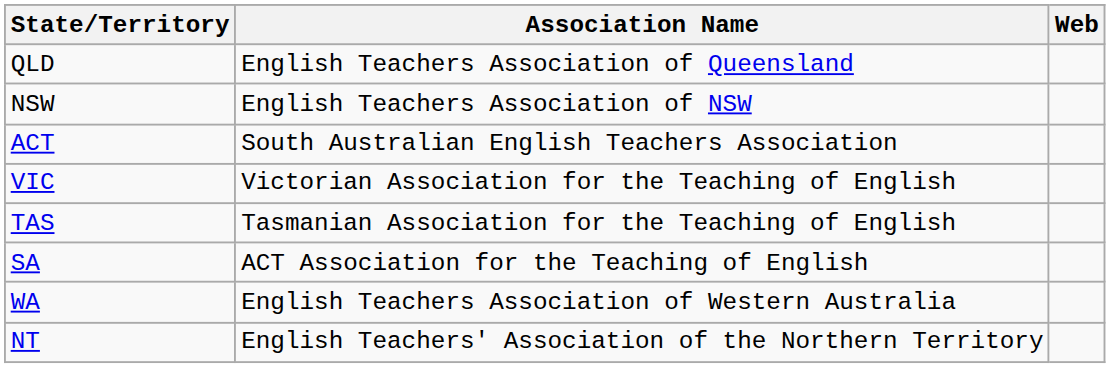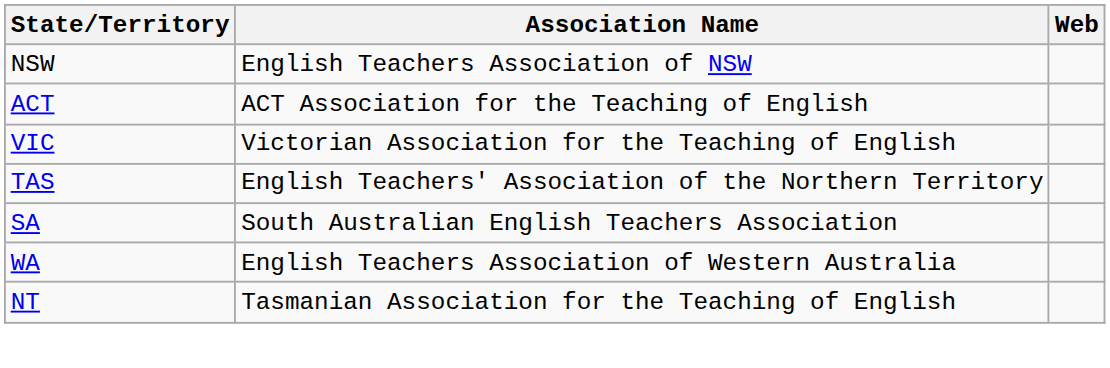- row: (33, 64)
(569, 144) South Australian English Teachers Association -> (555, 104) ACT Association for the Teaching of English
(599, 223) Tasmanian Association for the Teaching of English -> (642, 183) English Teachers' Association of the Northern Territory
(555, 262) ACT Association for the Teaching of English -> (569, 223) South Australian English Teachers Association
(642, 342) English Teachers' Association of the Northern Territory -> (599, 302) Tasmanian Association for the Teaching of English
